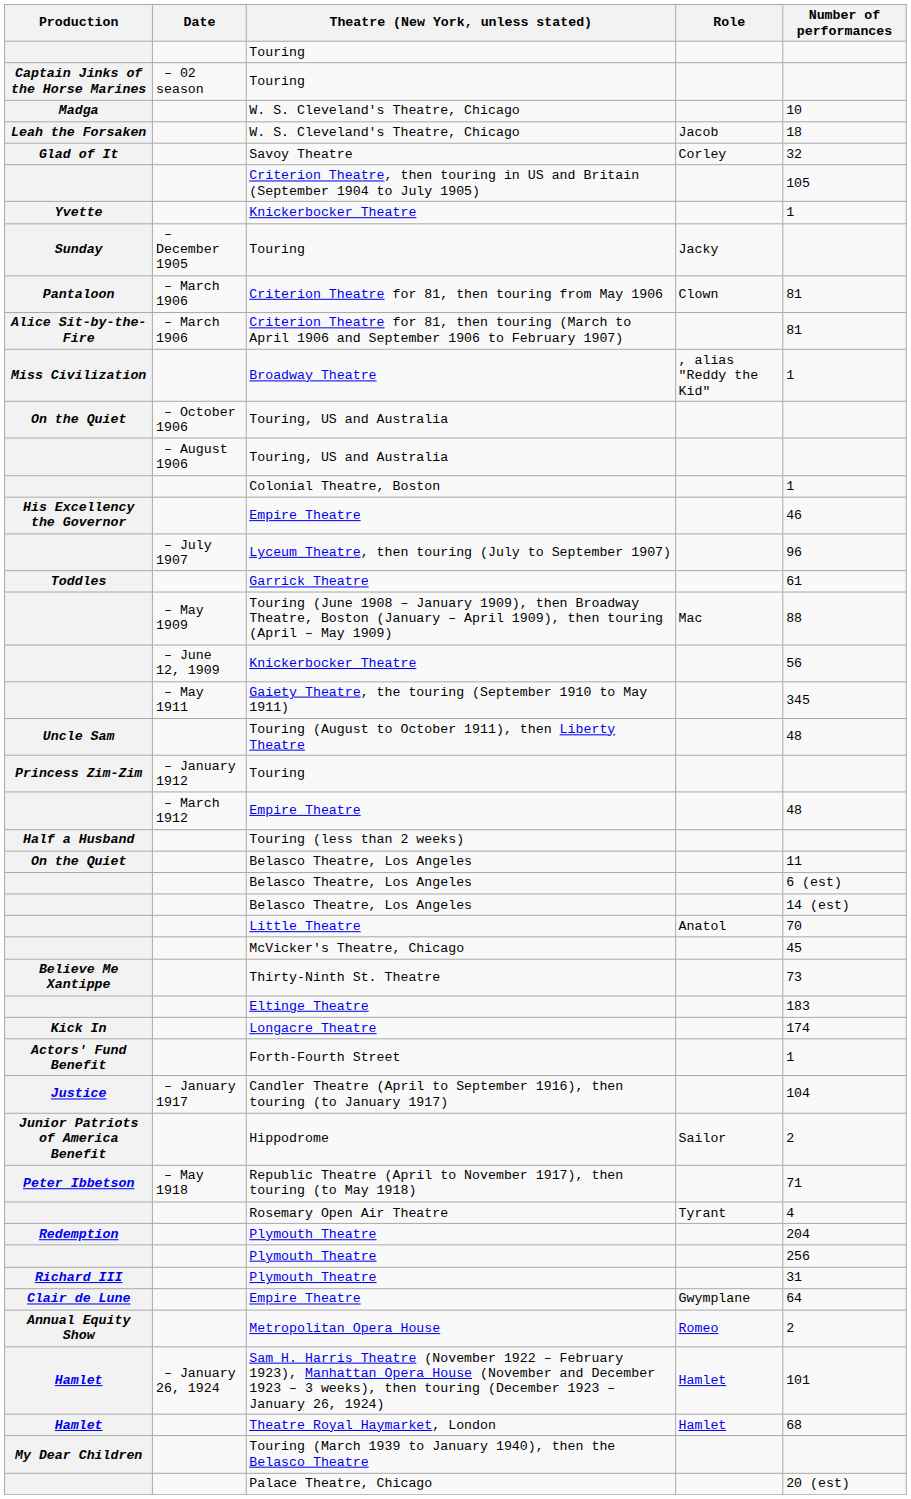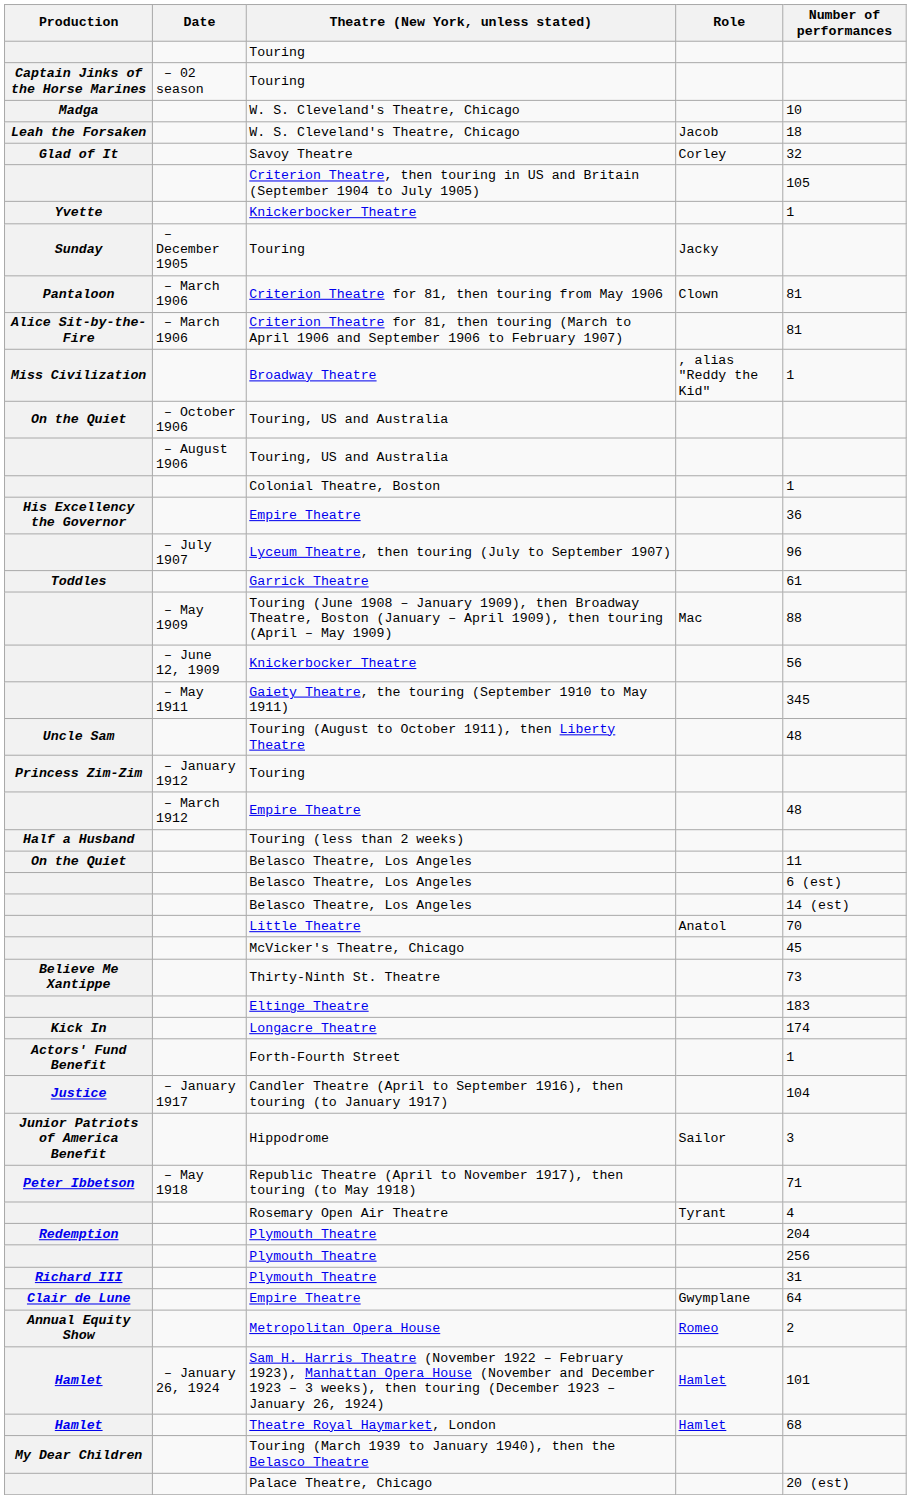(794, 515) 46 -> (794, 515) 36
(790, 1139) 2 -> (790, 1139) 3
